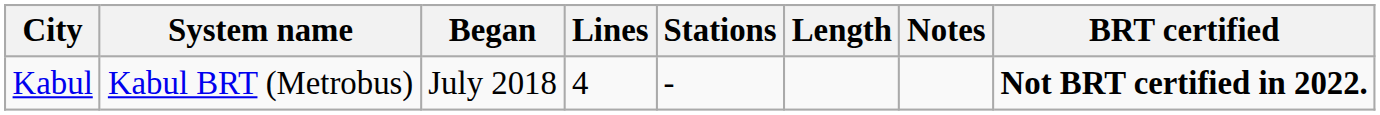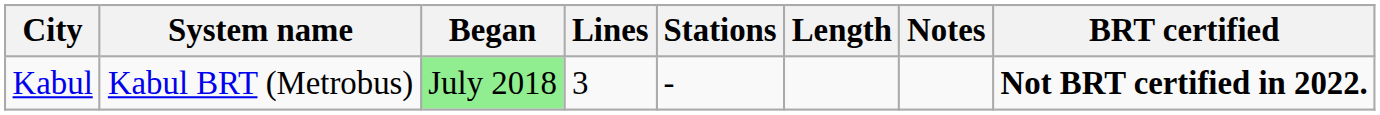(493, 82) no background -> (493, 82) lightgreen background
(580, 82) 4 -> (580, 82) 3
